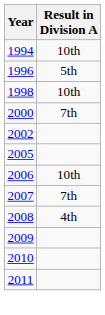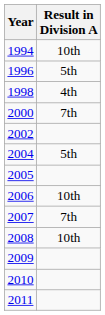(69, 92) 10th -> (69, 92) 4th
+ row: (21, 154)
(69, 216) 4th -> (69, 237) 10th
